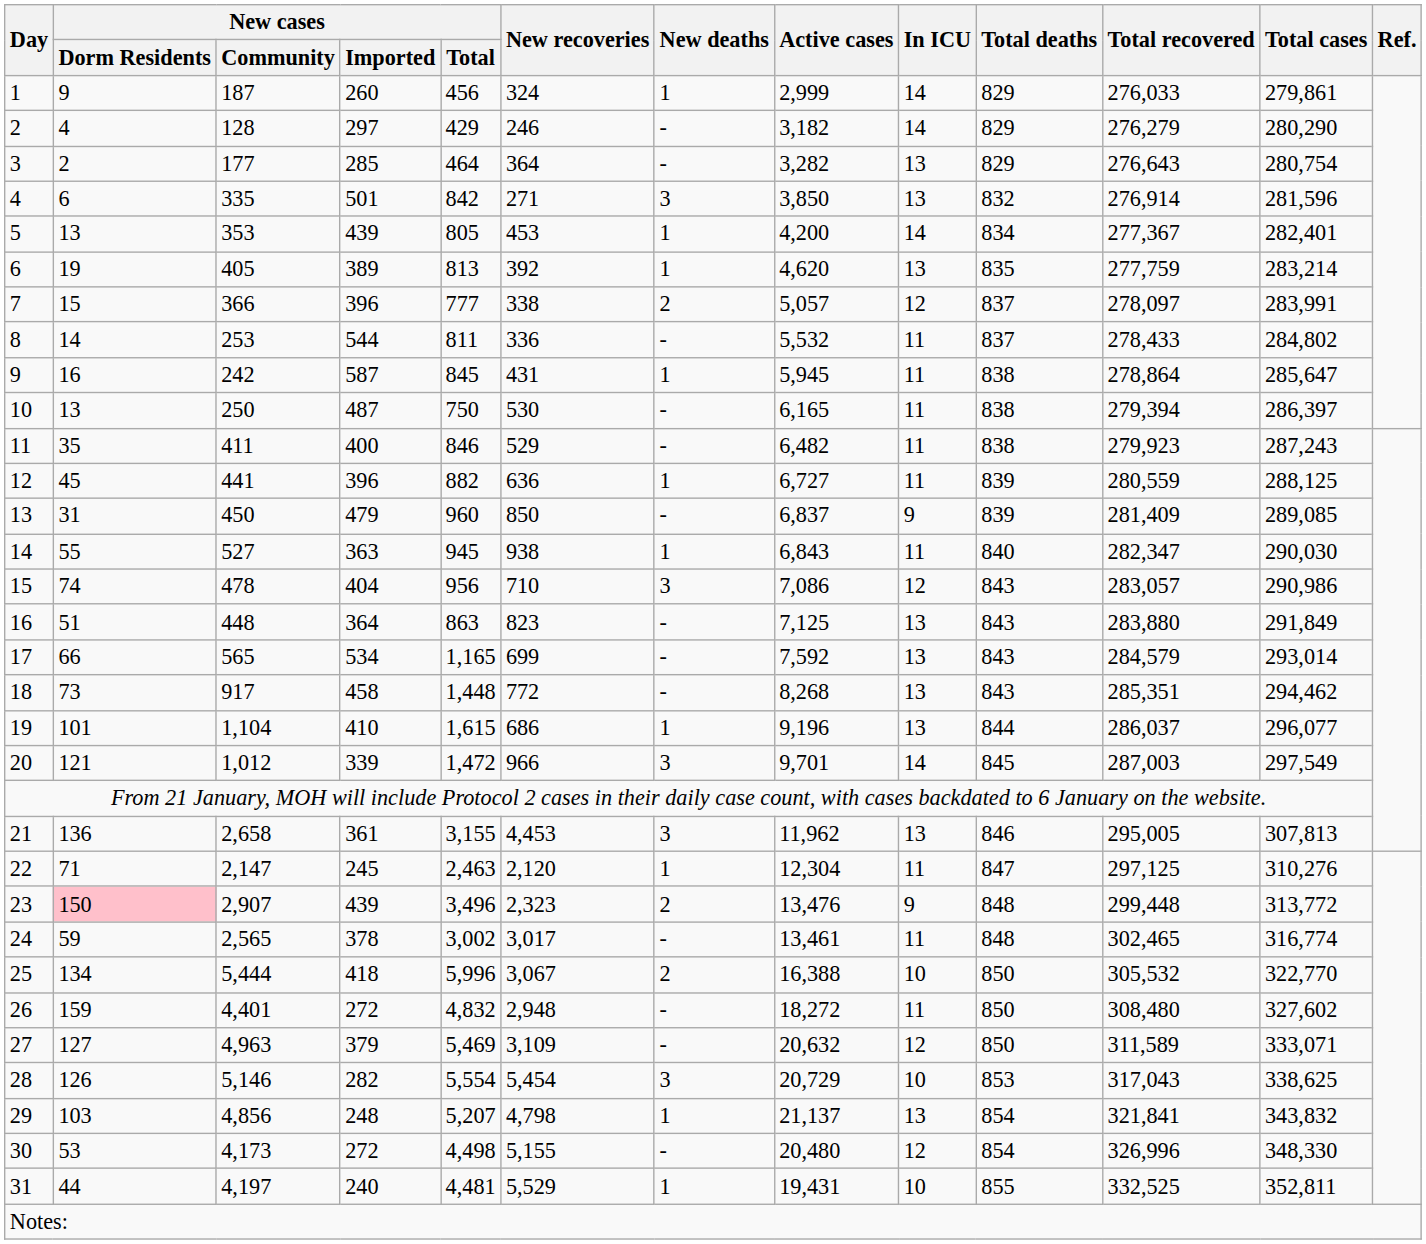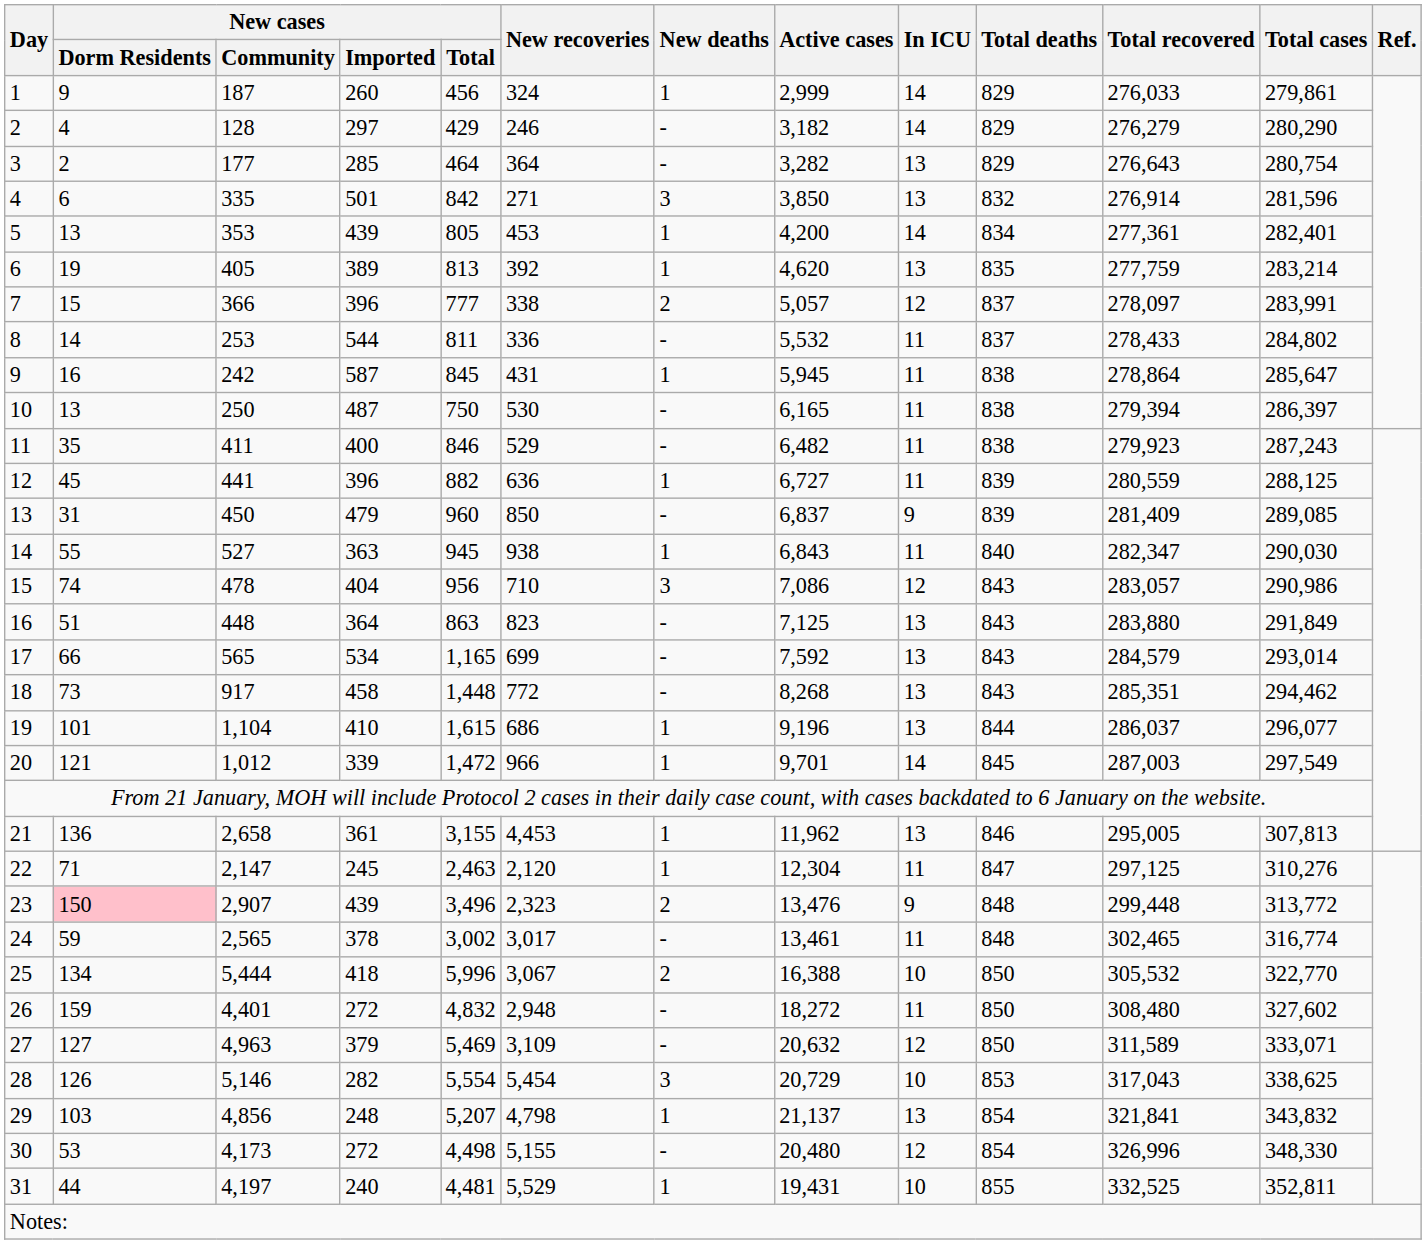(1144, 233) 277,367 -> (1144, 233) 277,361
(665, 762) 3 -> (665, 762) 1
(665, 833) 3 -> (665, 833) 1
